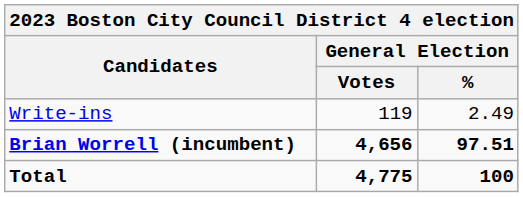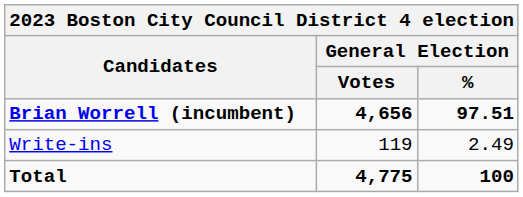rows swapped: (153, 145) <-> (61, 114)
